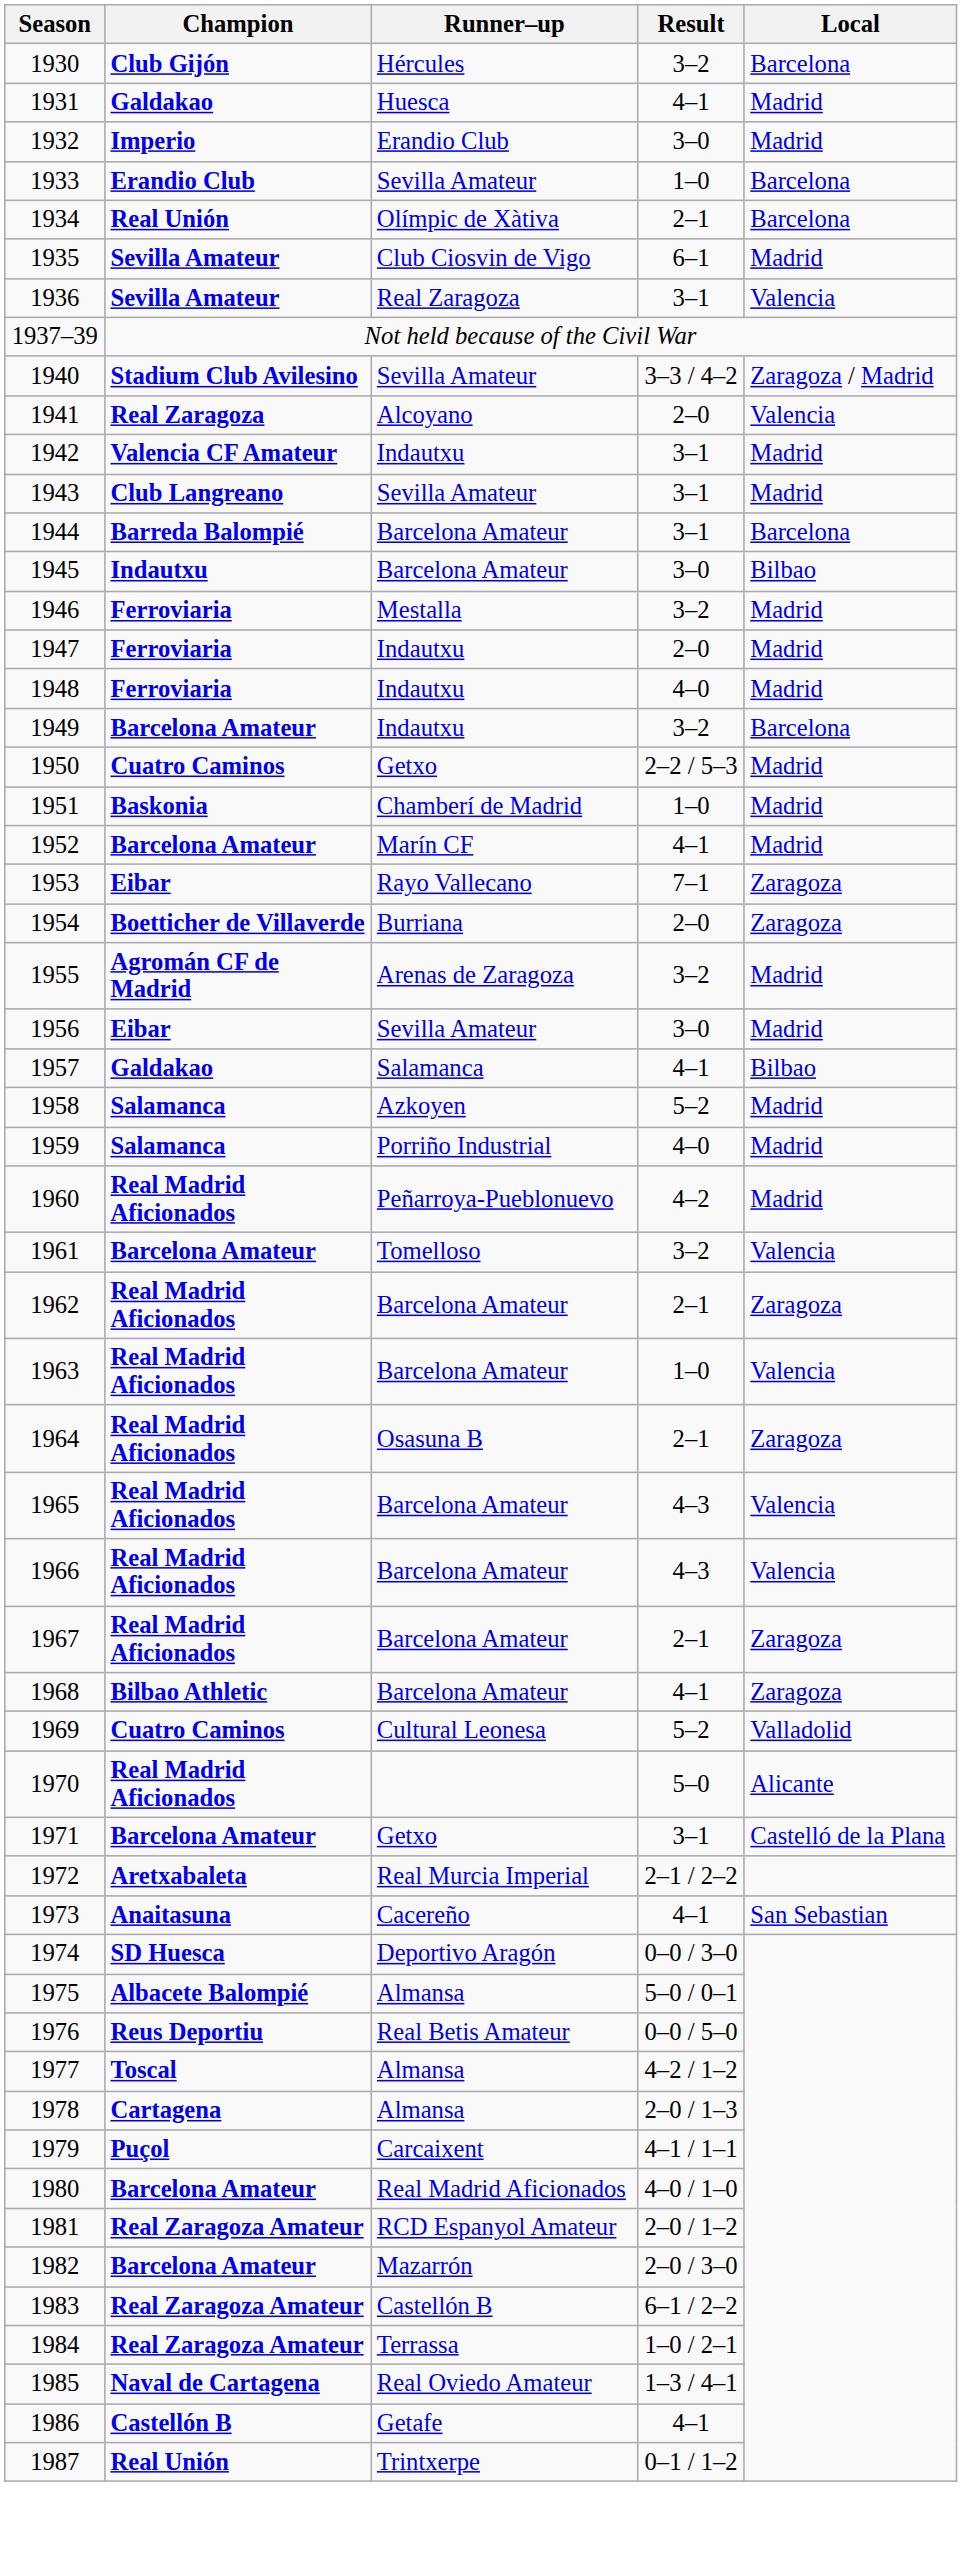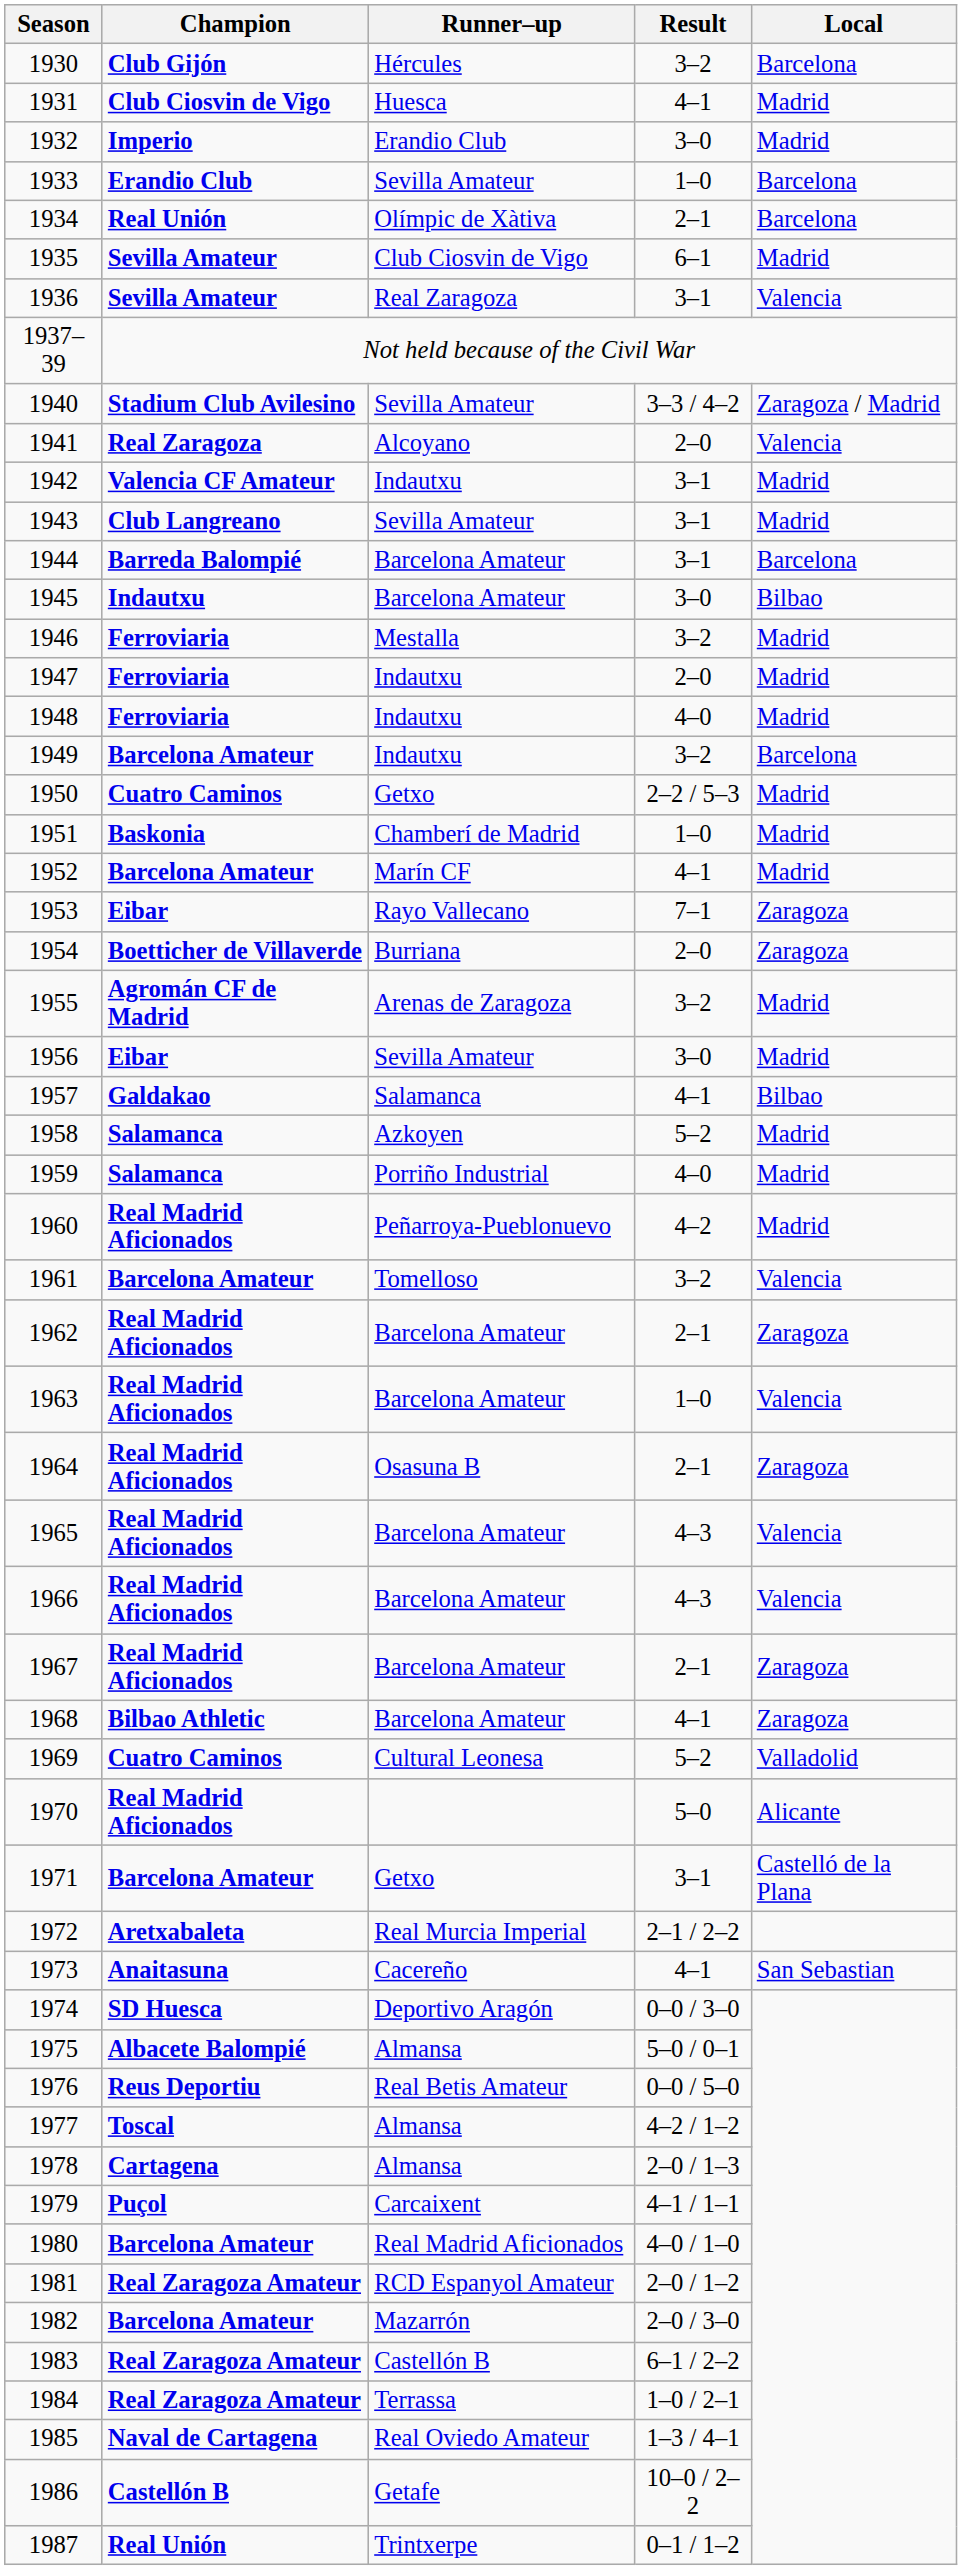(162, 102) Galdakao -> (219, 102) Club Ciosvin de Vigo
(691, 2422) 4–1 -> (693, 2492) 10–0 / 2–2
